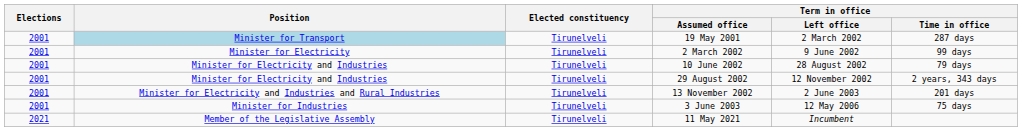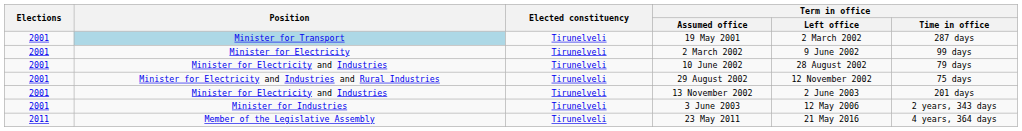(290, 79) Minister for Electricity and Industries -> (290, 79) Minister for Electricity and Industries and Rural Industries
(954, 79) 2 years, 343 days -> (954, 79) 75 days
(290, 92) Minister for Electricity and Industries and Rural Industries -> (290, 92) Minister for Electricity and Industries
(954, 106) 75 days -> (954, 106) 2 years, 343 days
+ row: (712, 120)
- row: (712, 120)
